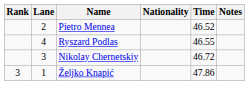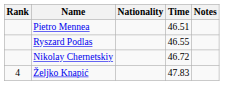- column: (44, 12)
(204, 27) 46.52 -> (179, 27) 46.51
(18, 73) 3 -> (18, 73) 4
(204, 73) 47.86 -> (179, 73) 47.83
